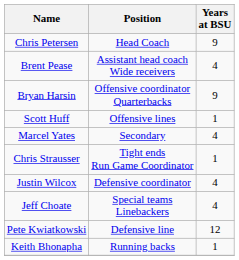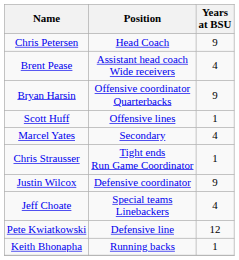(215, 182) 4 -> (215, 182) 9
